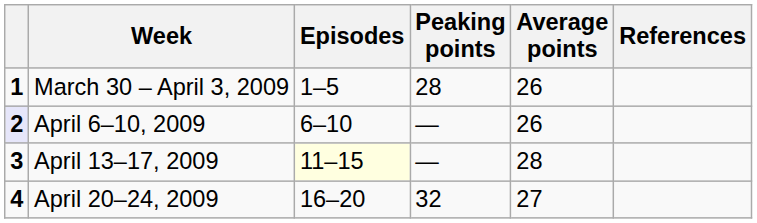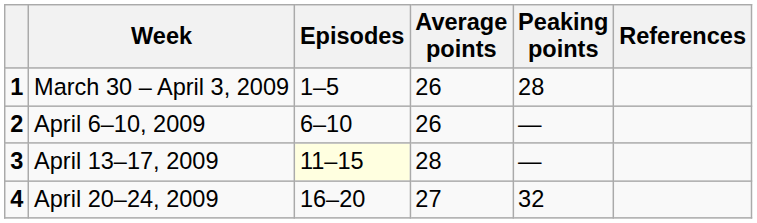columns swapped: (562, 36) <-> (460, 36)
(17, 124) lavender background -> (17, 124) no background
